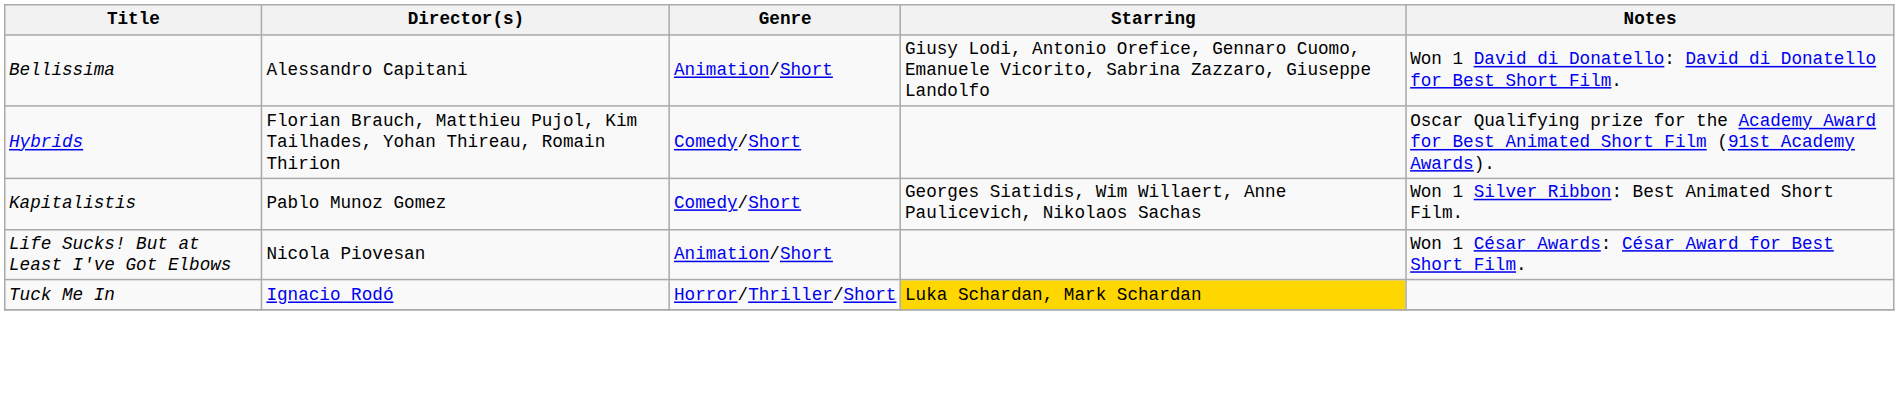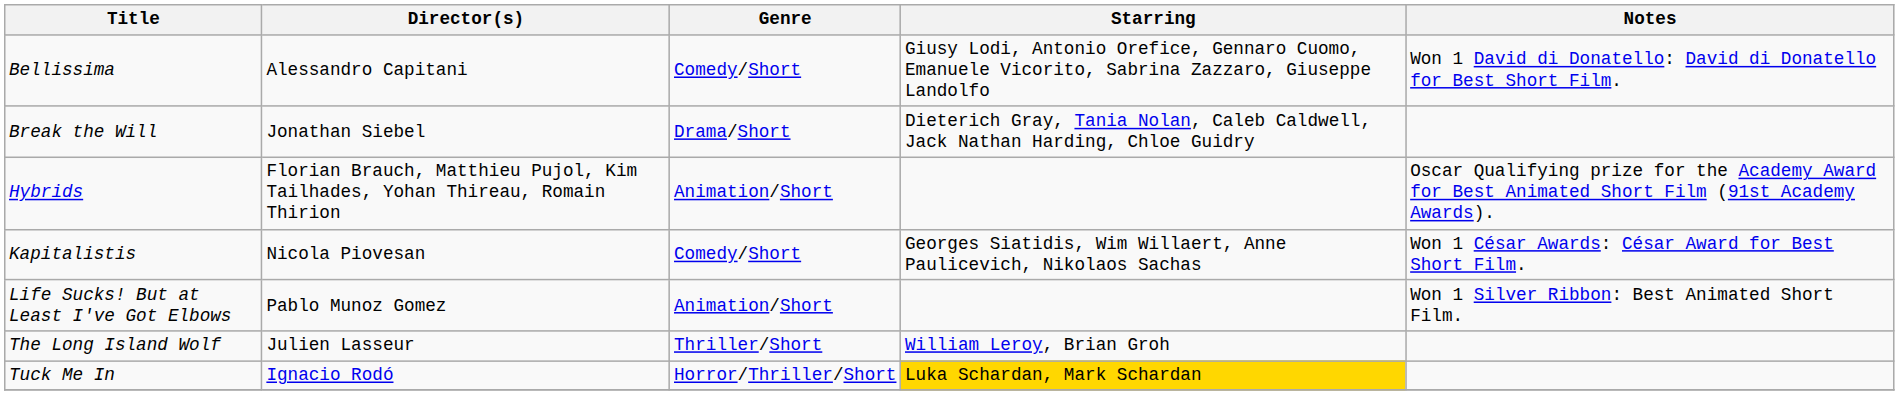(753, 70) Animation/Short -> (738, 70) Comedy/Short
+ row: (83, 131)
(738, 142) Comedy/Short -> (753, 193) Animation/Short
(356, 203) Pablo Munoz Gomez -> (346, 254) Nicola Piovesan
(1622, 203) Won 1 Silver Ribbon: Best Animated Short Film. -> (1622, 254) Won 1 César Awards: César Award for Best Short Film.
(346, 254) Nicola Piovesan -> (356, 305) Pablo Munoz Gomez
(1622, 254) Won 1 César Awards: César Award for Best Short Film. -> (1622, 305) Won 1 Silver Ribbon: Best Animated Short Film.
+ row: (115, 345)
